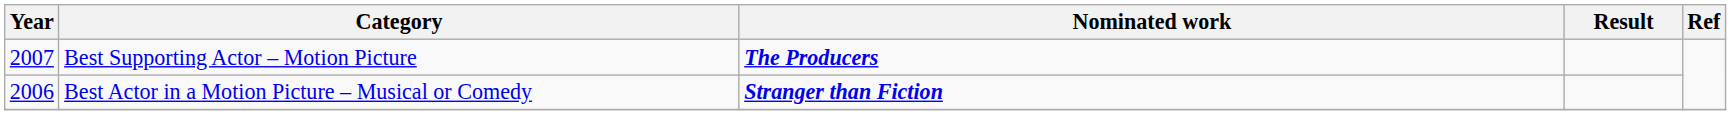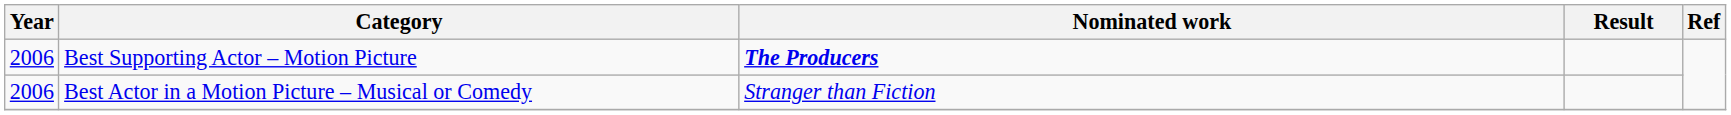(32, 57) 2007 -> (32, 57) 2006
(844, 92) bold -> (840, 92) normal
